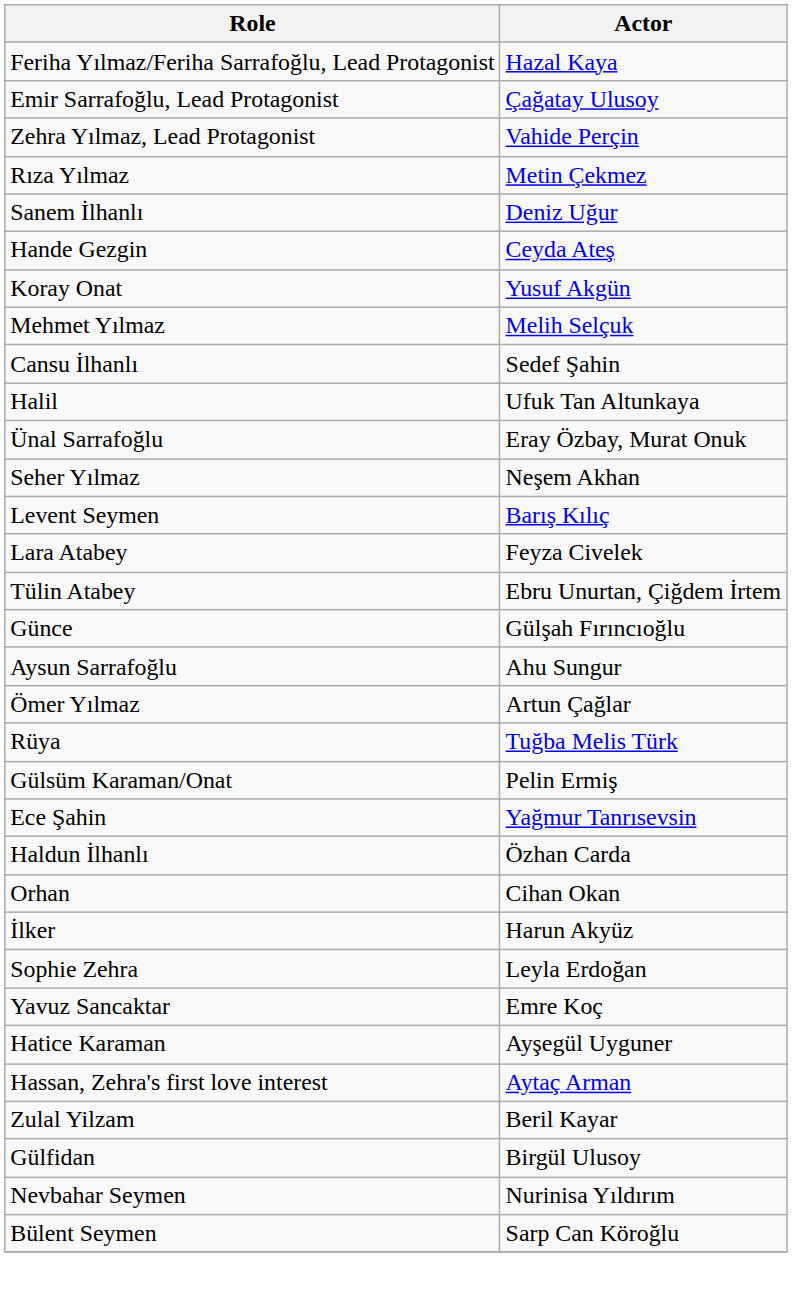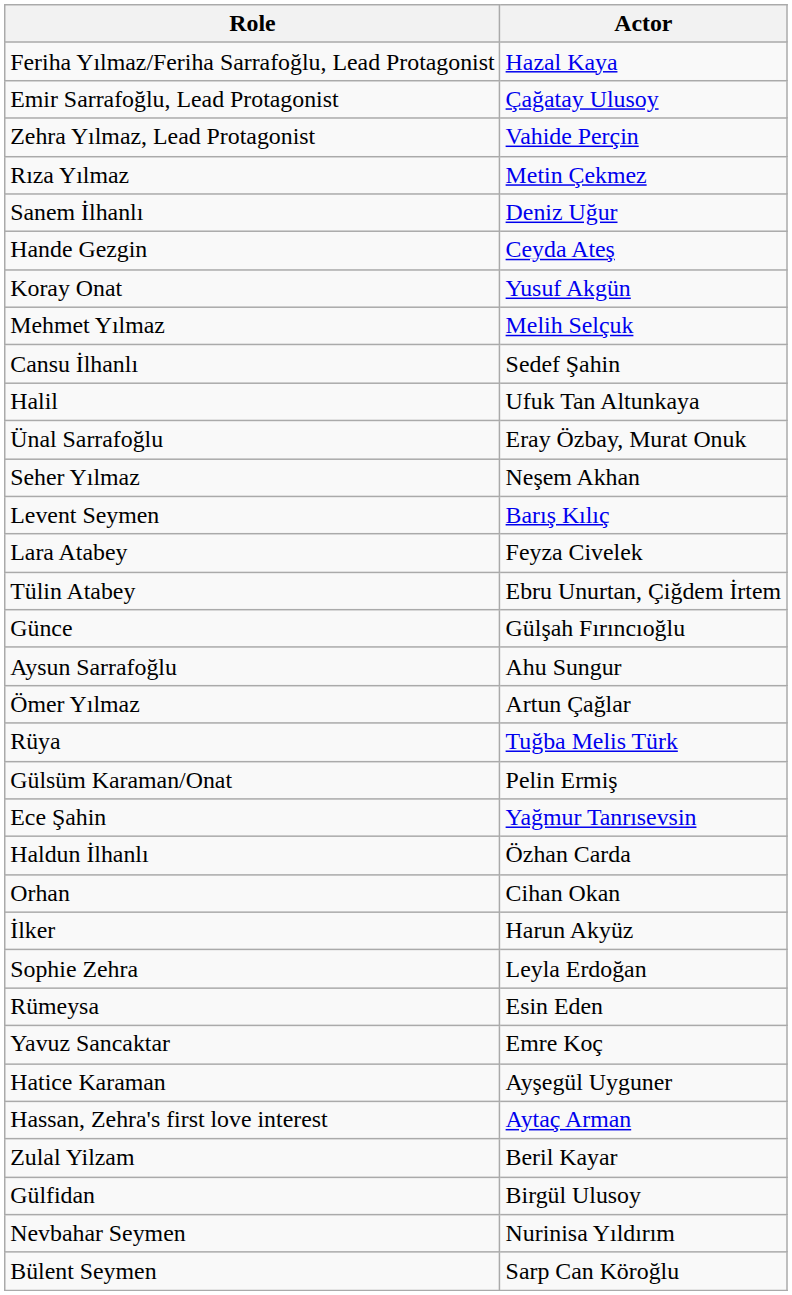+ row: (55, 1006)
